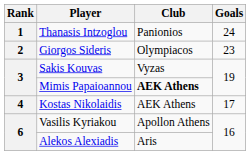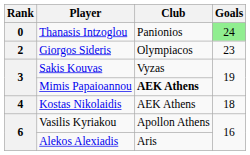(20, 31) 1 -> (20, 31) 0
(229, 31) no background -> (229, 31) lightgreen background
(229, 104) 17 -> (229, 104) 18
